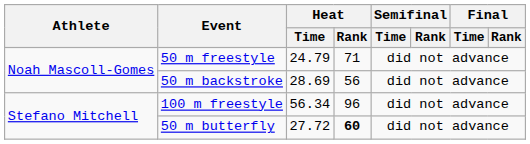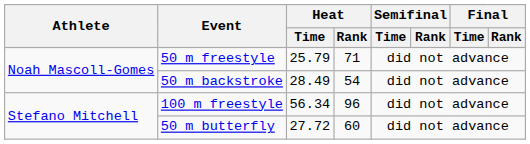(310, 59) 24.79 -> (310, 59) 25.79
(310, 81) 28.69 -> (310, 81) 28.49
(352, 81) 56 -> (352, 81) 54
(352, 127) bold -> (352, 127) normal
